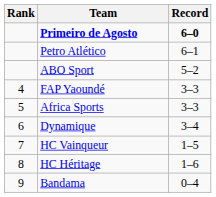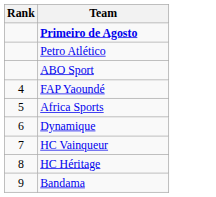- column: (190, 13)
